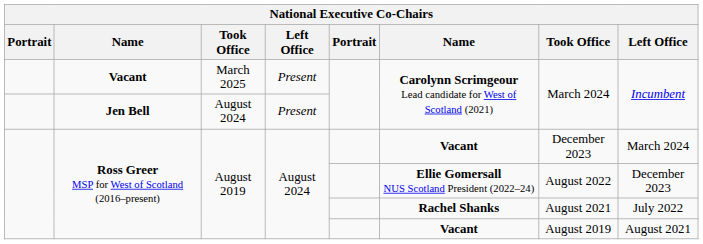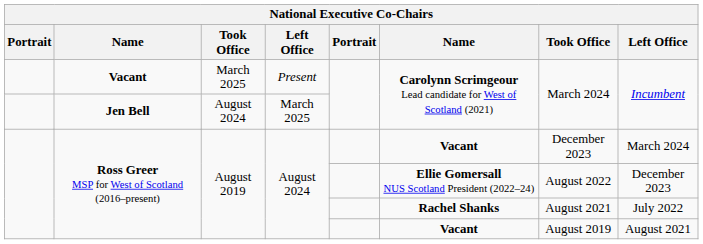(297, 111) Present -> (297, 111) March 2025
